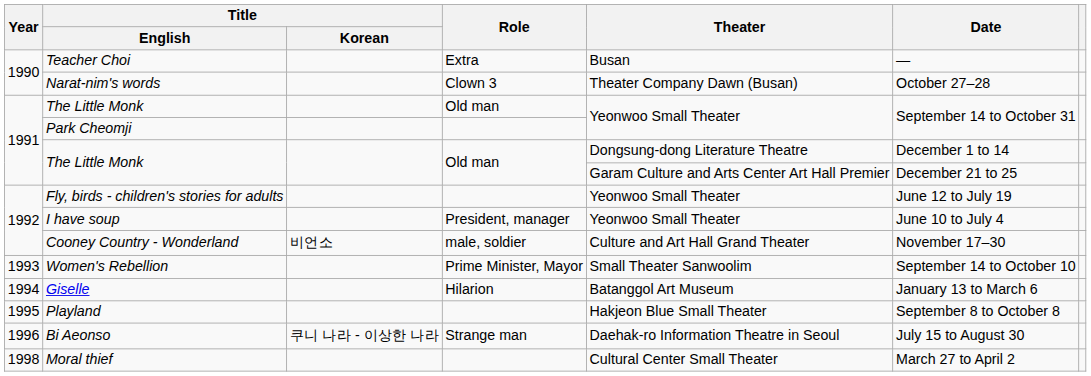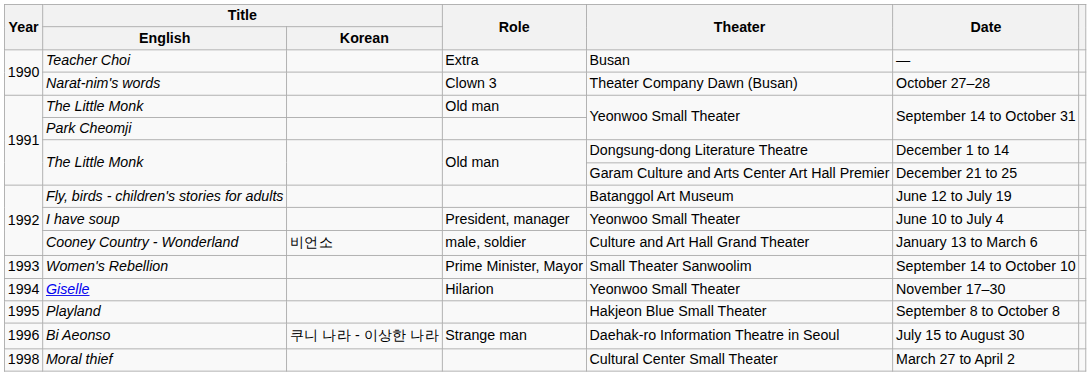(665, 196) Yeonwoo Small Theater -> (662, 196) Batanggol Art Museum
(951, 242) November 17–30 -> (967, 242) January 13 to March 6
(662, 289) Batanggol Art Museum -> (665, 289) Yeonwoo Small Theater
(967, 289) January 13 to March 6 -> (951, 289) November 17–30
